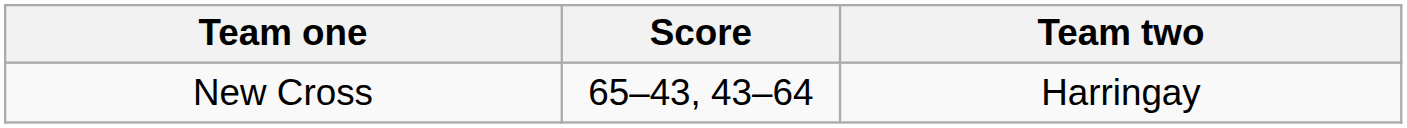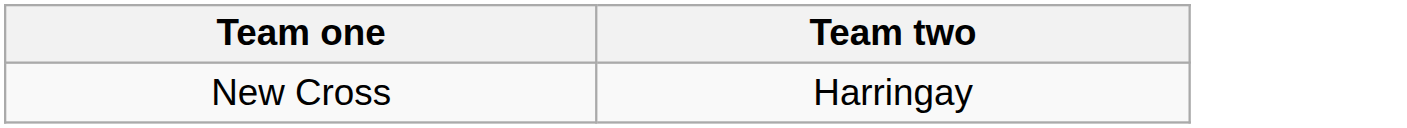- column: (701, 33)
